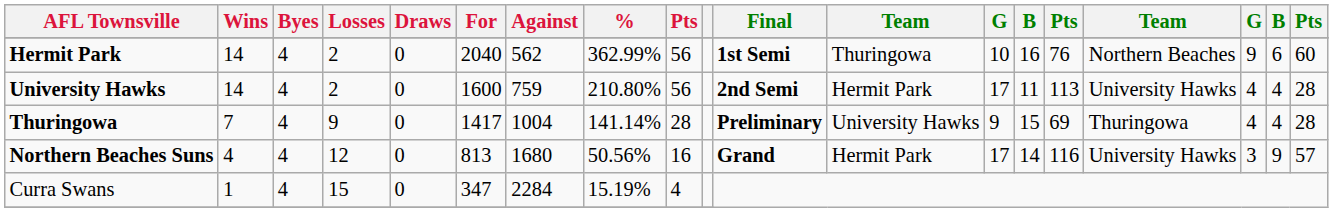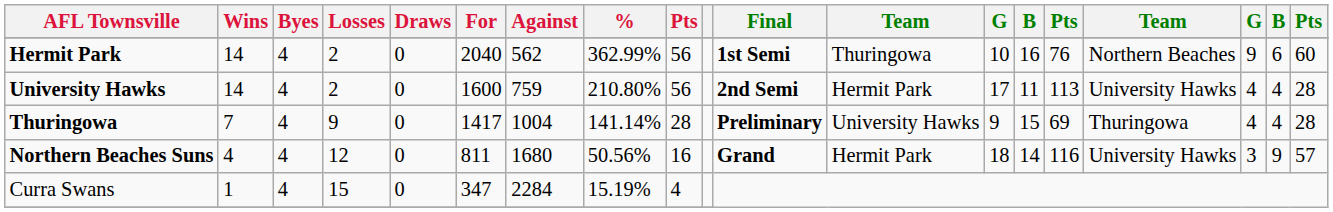(476, 155) 813 -> (476, 155) 811
(999, 155) 17 -> (999, 155) 18
